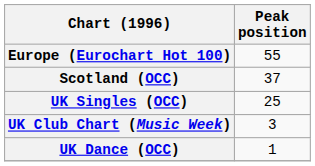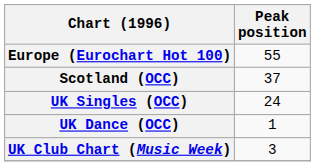(272, 103) 25 -> (272, 103) 24
rows swapped: (120, 149) <-> (120, 126)
